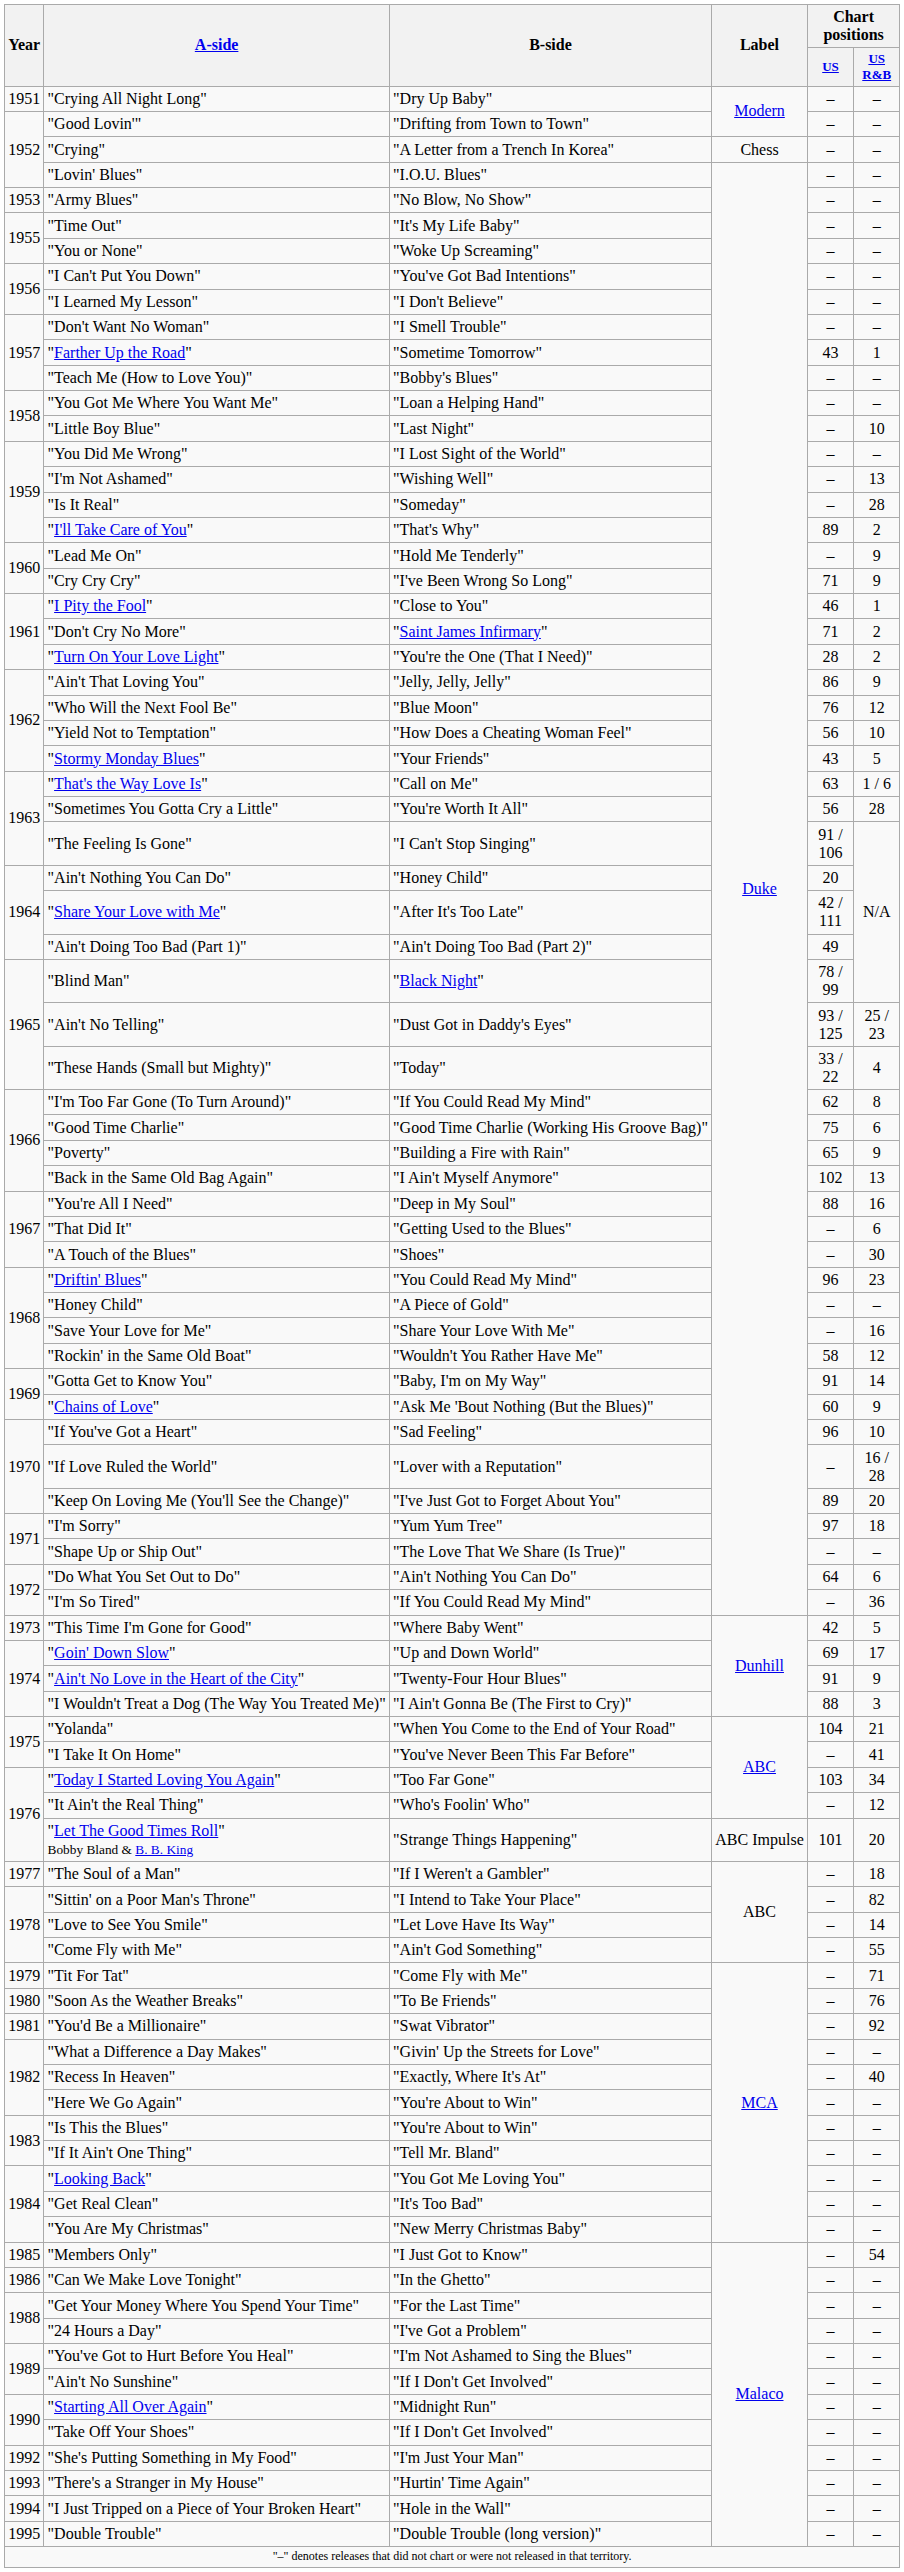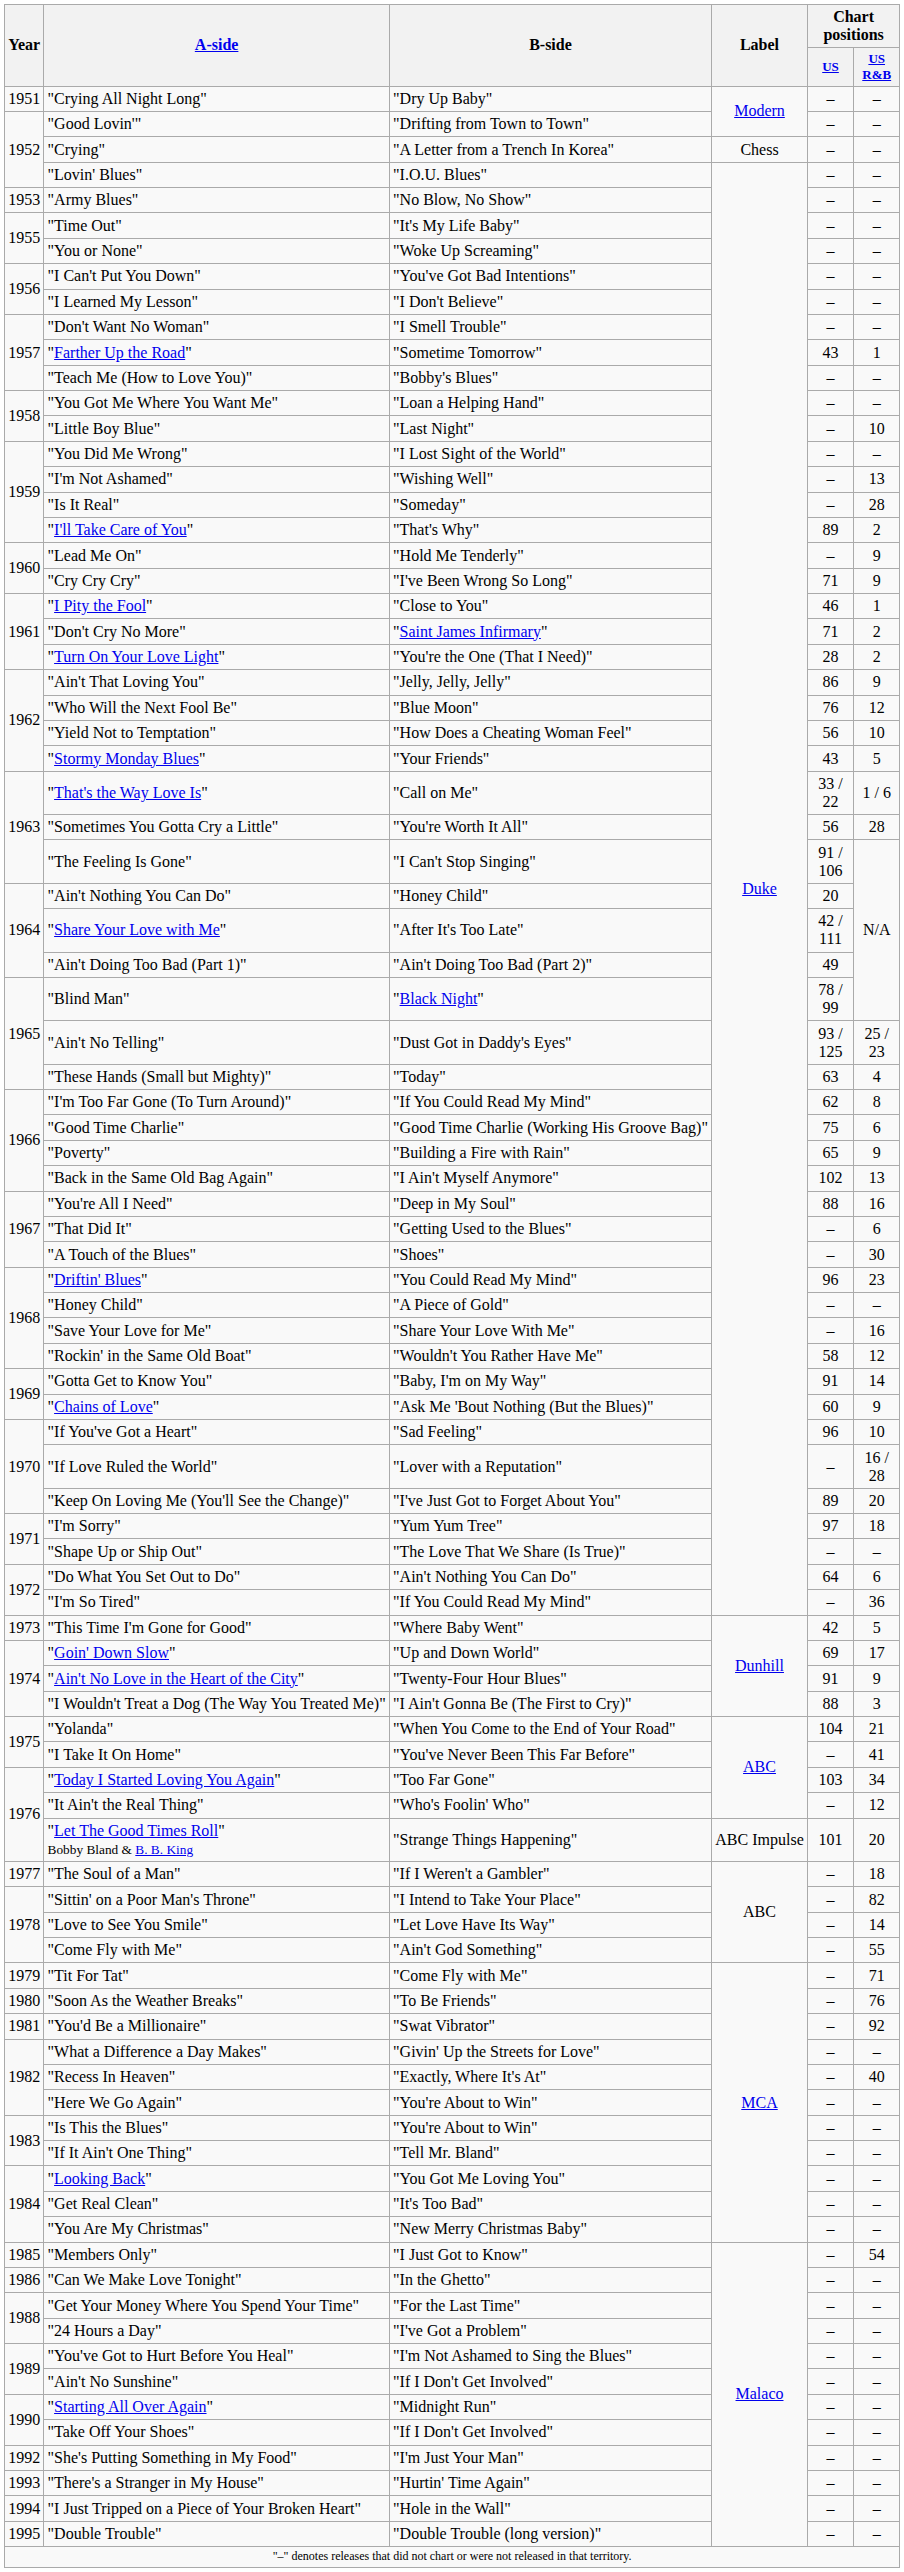(831, 783) 63 -> (831, 792) 33 / 22
(831, 1067) 33 / 22 -> (831, 1076) 63
